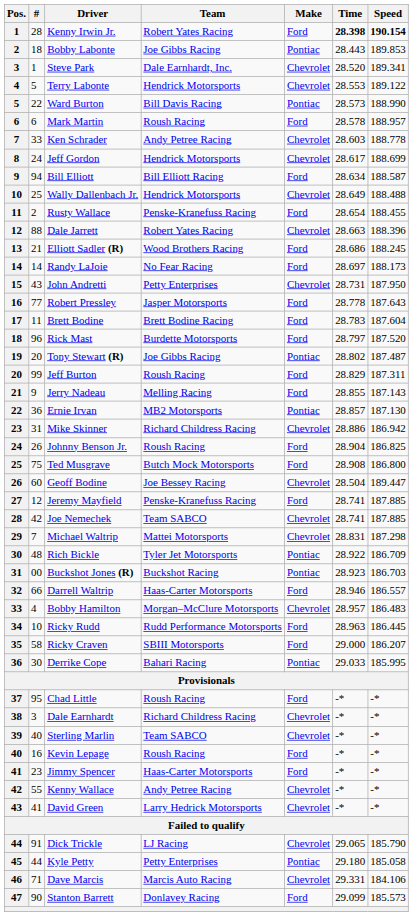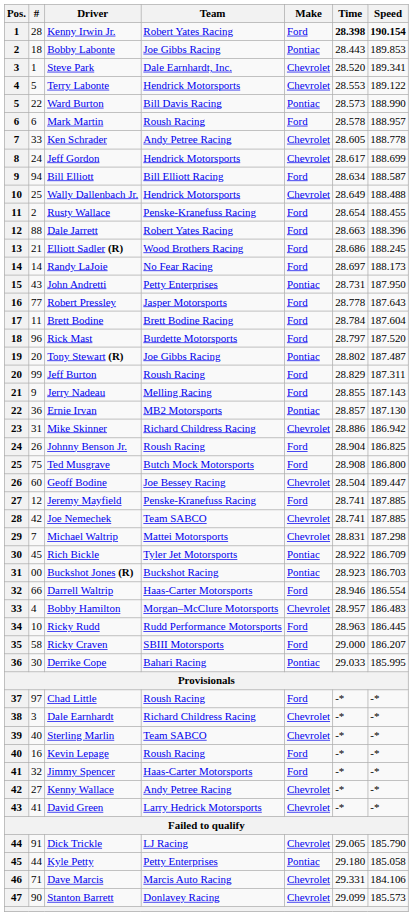(350, 140) 28.603 -> (350, 140) 28.605
(308, 230) Chevrolet -> (297, 230) Ford
(308, 284) Chevrolet -> (303, 284) Pontiac
(350, 320) 28.783 -> (350, 320) 28.784
(37, 555) 48 -> (37, 555) 45
(388, 591) 186.557 -> (388, 591) 186.554
(37, 699) 95 -> (37, 699) 97
(37, 771) 23 -> (37, 771) 32
(37, 789) 55 -> (37, 789) 27
(297, 897) Ford -> (308, 897) Chevrolet
